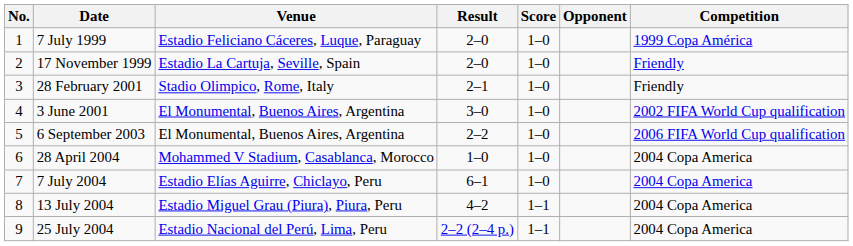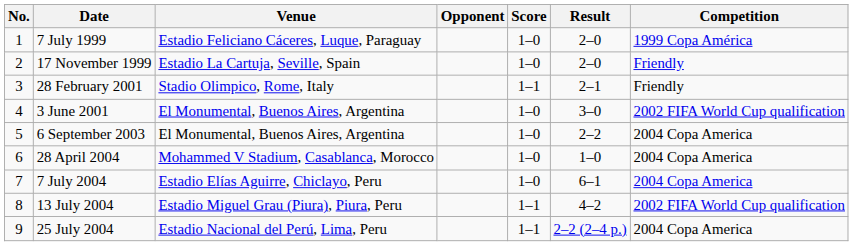columns swapped: (595, 16) <-> (477, 16)
(538, 87) 1–0 -> (529, 87) 1–1
(739, 134) 2006 FIFA World Cup qualification -> (693, 134) 2004 Copa America
(693, 205) 2004 Copa America -> (739, 205) 2002 FIFA World Cup qualification
